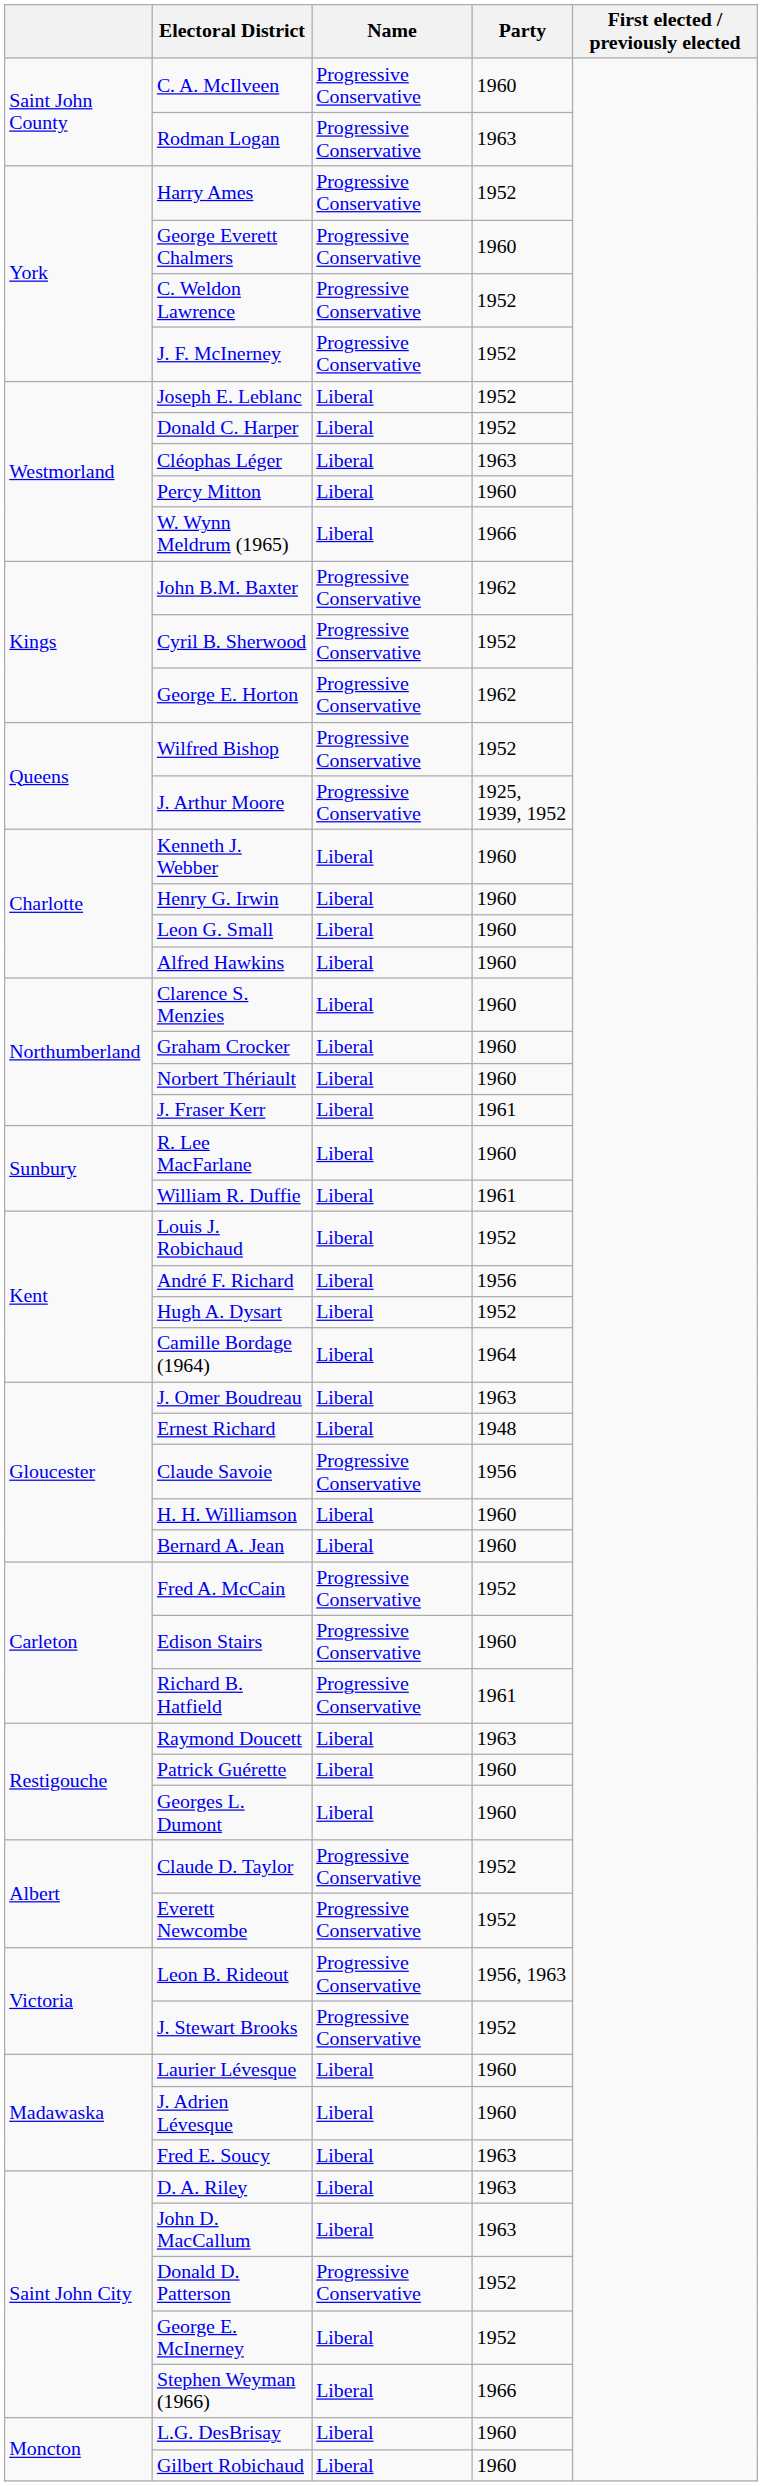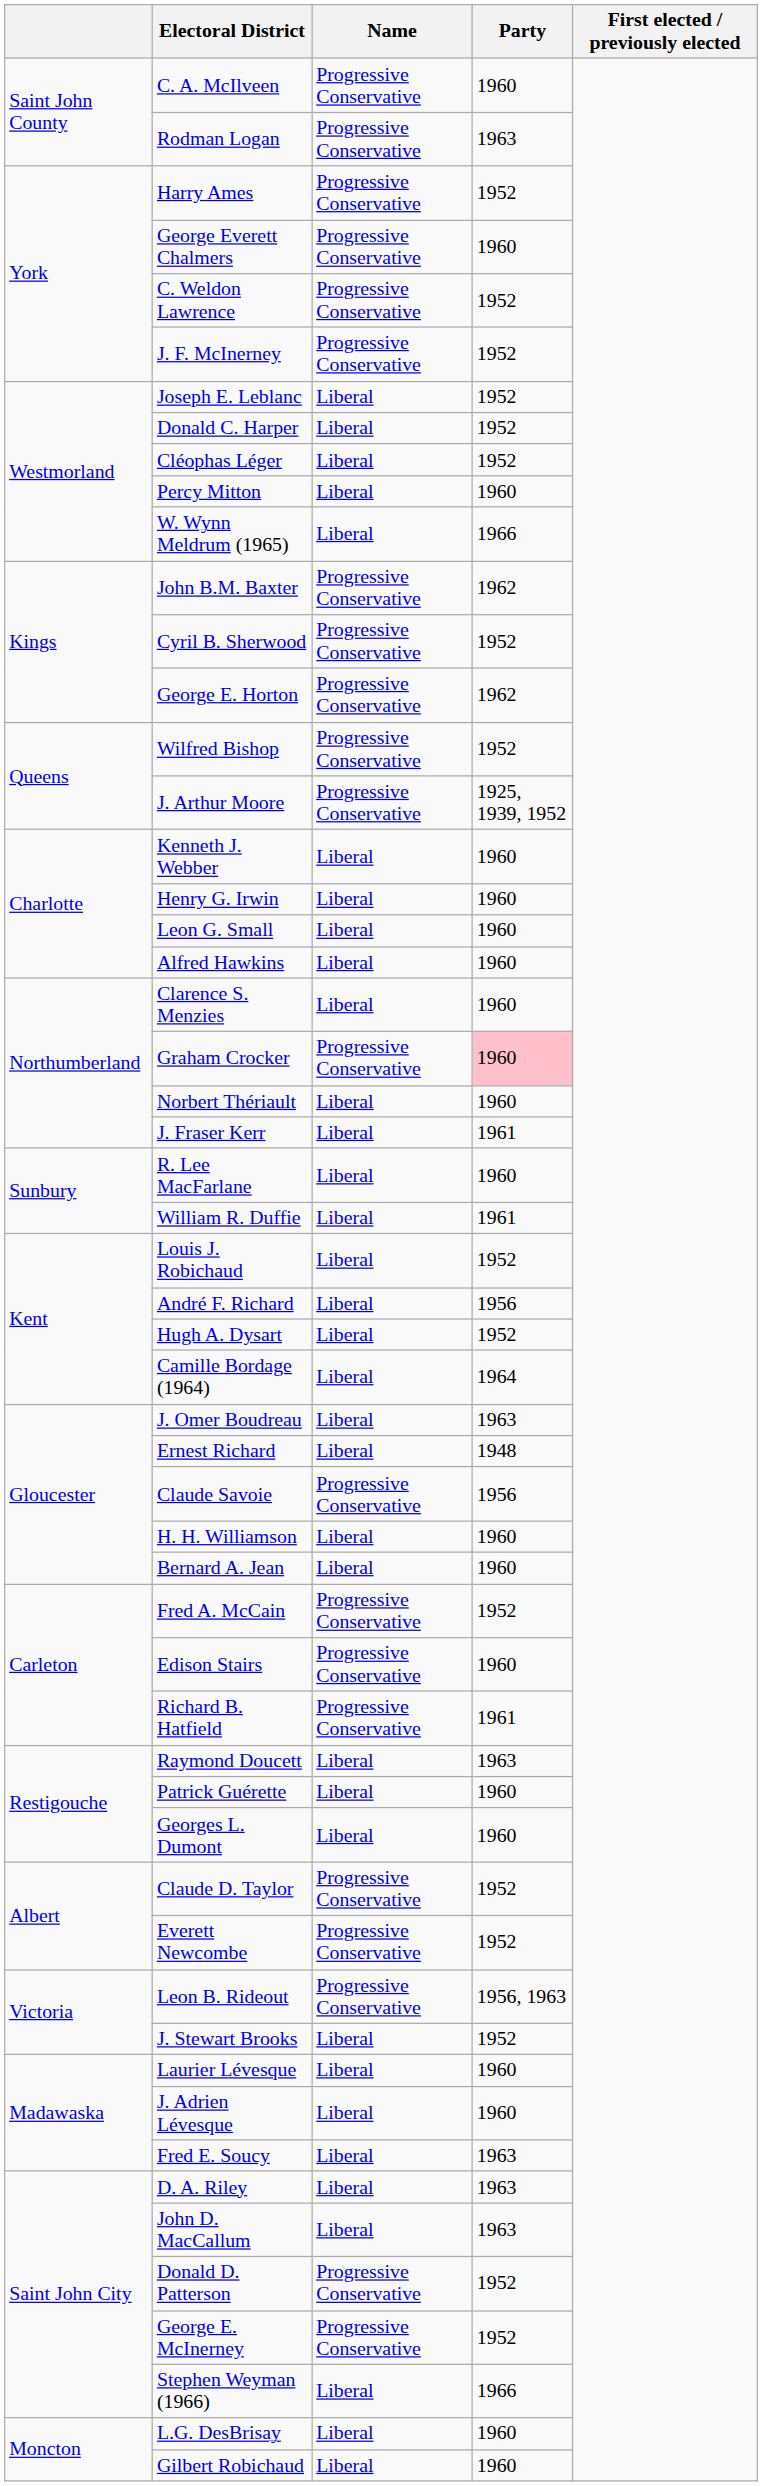(497, 459) 1963 -> (497, 459) 1952
(345, 1047) Liberal -> (369, 1058) Progressive Conservative
(497, 1047) no background -> (497, 1058) pink background
(369, 2027) Progressive Conservative -> (345, 2038) Liberal
(345, 2337) Liberal -> (369, 2337) Progressive Conservative
